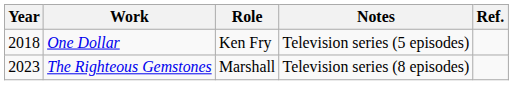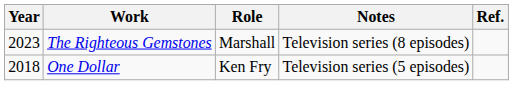rows swapped: (83, 42) <-> (129, 67)
